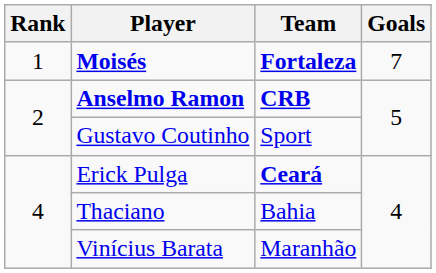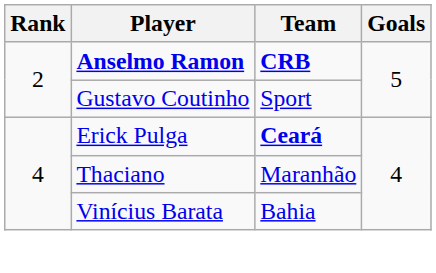- row: (111, 60)
(288, 211) Bahia -> (308, 173) Maranhão
(308, 248) Maranhão -> (288, 211) Bahia
